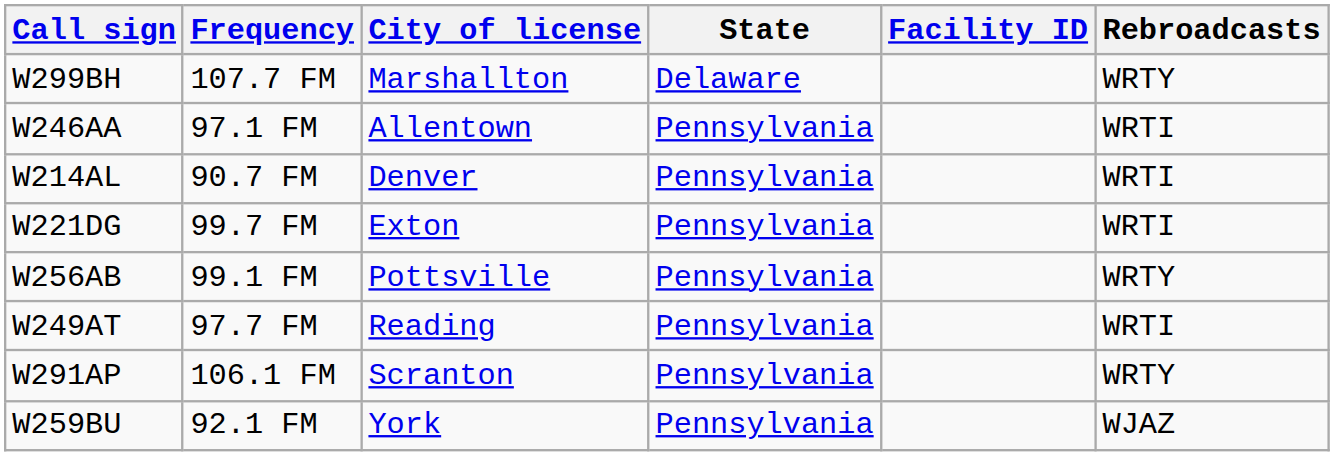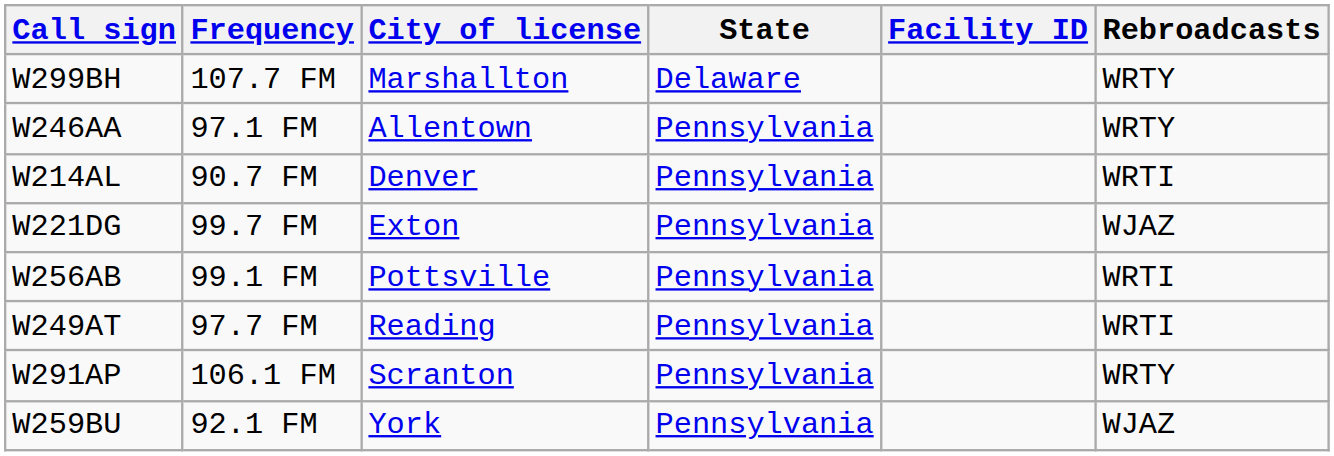(1139, 129) WRTI -> (1139, 129) WRTY
(1139, 227) WRTI -> (1139, 227) WJAZ
(1139, 277) WRTY -> (1139, 277) WRTI
